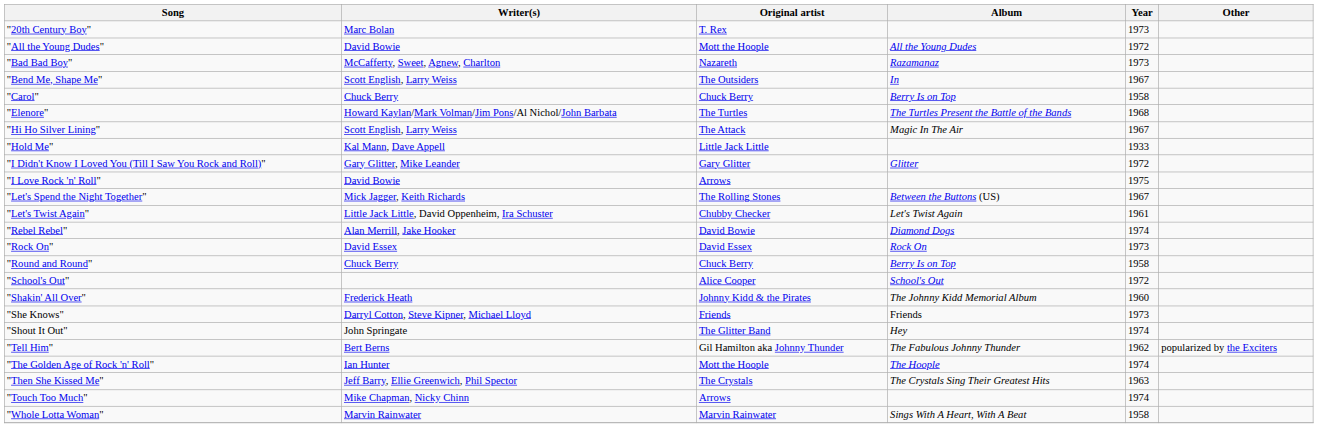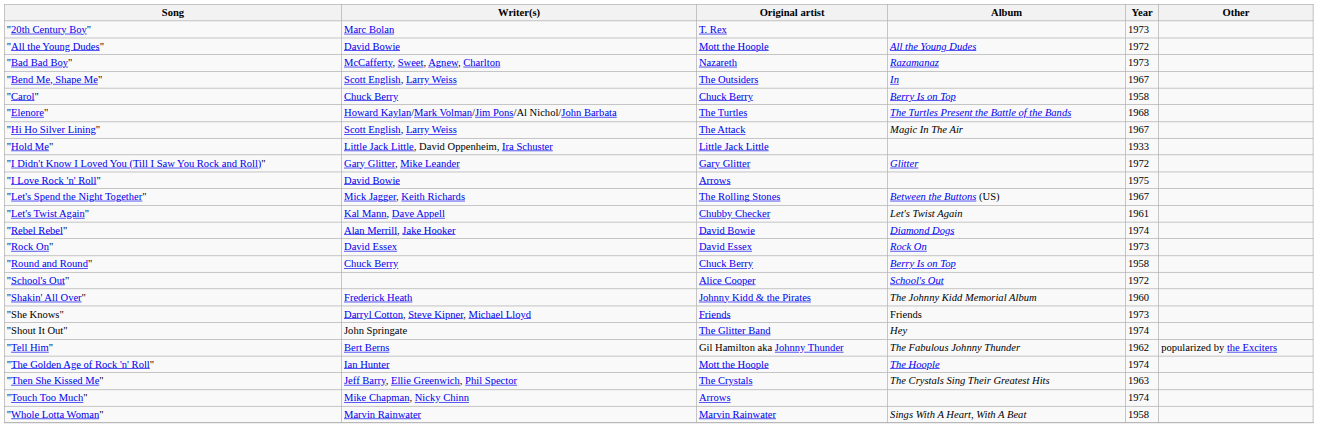(394, 146) Kal Mann, Dave Appell -> (448, 146) Little Jack Little, David Oppenheim, Ira Schuster
(448, 213) Little Jack Little, David Oppenheim, Ira Schuster -> (394, 213) Kal Mann, Dave Appell
